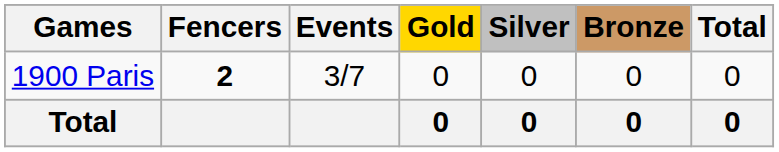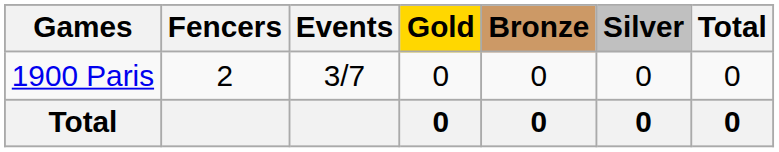columns swapped: (529, 28) <-> (634, 28)
(225, 75) bold -> (225, 75) normal
